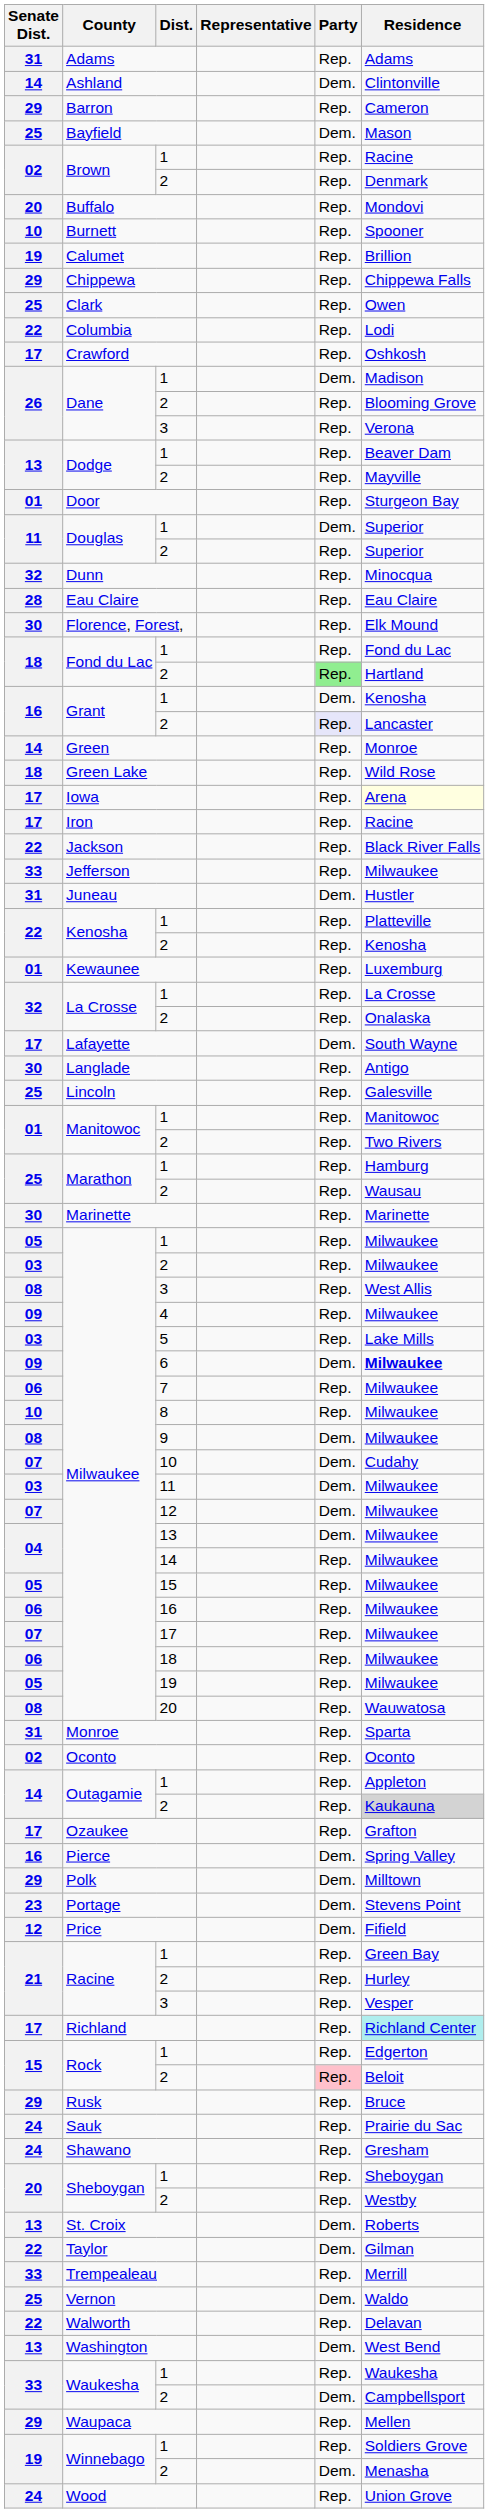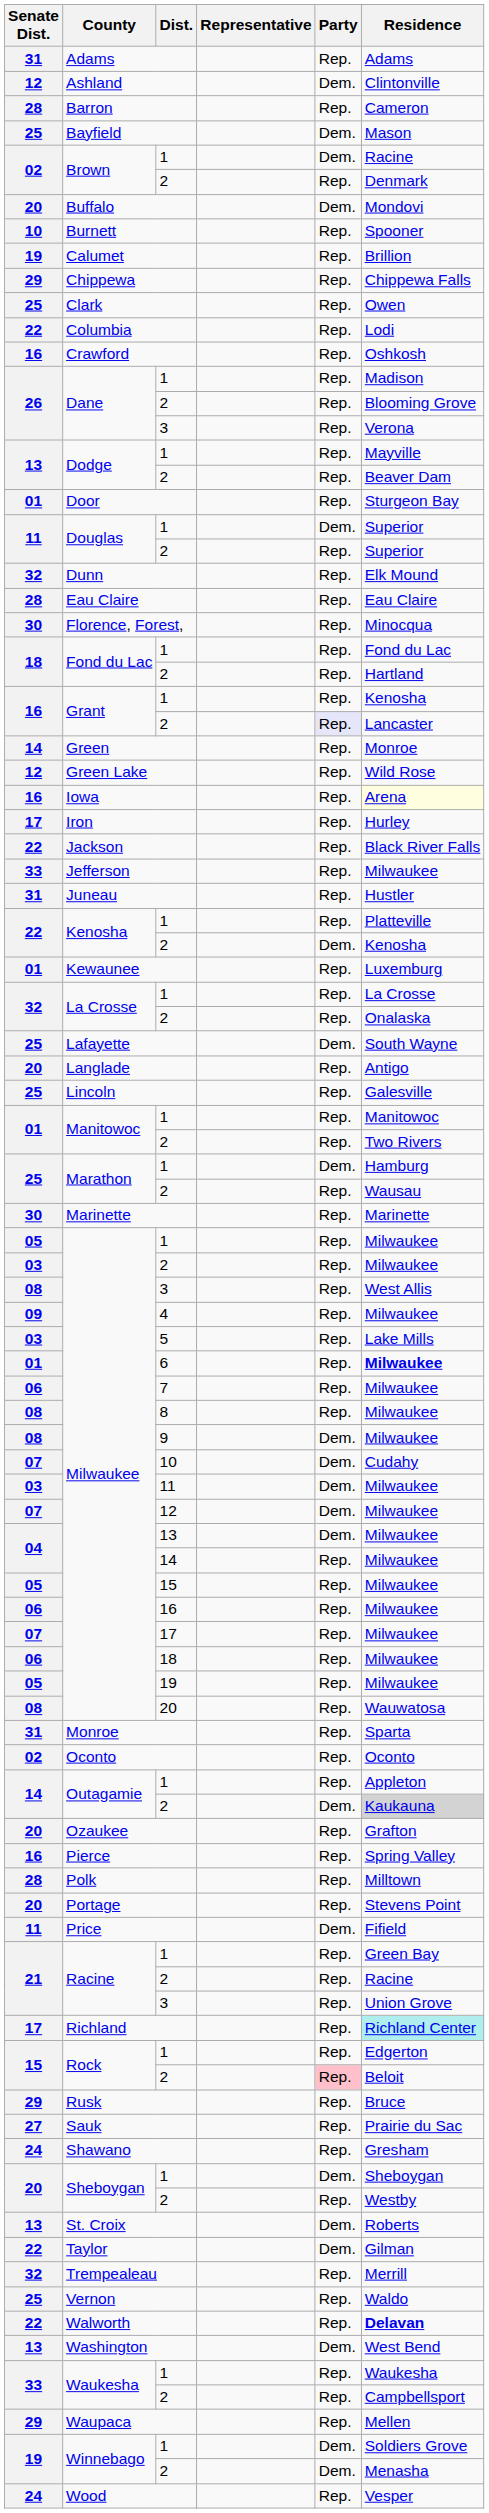(34, 83) 14 -> (34, 83) 12
(34, 108) 29 -> (34, 108) 28
(335, 157) Rep. -> (337, 157) Dem.
(335, 206) Rep. -> (337, 206) Dem.
(34, 354) 17 -> (34, 354) 16
(337, 378) Dem. -> (335, 378) Rep.
(408, 452) Beaver Dam -> (393, 452) Mayville
(393, 477) Mayville -> (408, 477) Beaver Dam
(398, 575) Minocqua -> (401, 575) Elk Mound
(401, 624) Elk Mound -> (398, 624) Minocqua
(335, 674) lightgreen background -> (335, 674) no background
(337, 698) Dem. -> (335, 698) Rep.
(34, 772) 18 -> (34, 772) 12
(34, 797) 17 -> (34, 797) 16
(389, 821) Racine -> (387, 821) Hurley
(337, 895) Dem. -> (335, 895) Rep.
(335, 944) Rep. -> (337, 944) Dem.
(34, 1043) 17 -> (34, 1043) 25
(34, 1068) 30 -> (34, 1068) 20
(335, 1166) Rep. -> (337, 1166) Dem.
(34, 1363) 09 -> (34, 1363) 01
(337, 1363) Dem. -> (335, 1363) Rep.
(34, 1412) 10 -> (34, 1412) 08
(335, 1806) Rep. -> (337, 1806) Dem.
(34, 1831) 17 -> (34, 1831) 20
(337, 1855) Dem. -> (335, 1855) Rep.
(34, 1880) 29 -> (34, 1880) 28
(337, 1880) Dem. -> (335, 1880) Rep.
(34, 1904) 23 -> (34, 1904) 20
(337, 1904) Dem. -> (335, 1904) Rep.
(34, 1929) 12 -> (34, 1929) 11
(387, 1978) Hurley -> (389, 1978) Racine
(389, 2003) Vesper -> (408, 2003) Union Grove
(34, 2126) 24 -> (34, 2126) 27
(335, 2175) Rep. -> (337, 2175) Dem.
(34, 2274) 33 -> (34, 2274) 32
(337, 2298) Dem. -> (335, 2298) Rep.
(393, 2323) normal -> (395, 2323) bold
(337, 2397) Dem. -> (335, 2397) Rep.
(335, 2446) Rep. -> (337, 2446) Dem.
(408, 2495) Union Grove -> (389, 2495) Vesper
